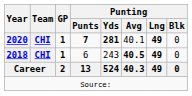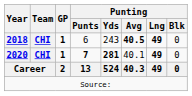rows swapped: (17, 55) <-> (17, 40)
